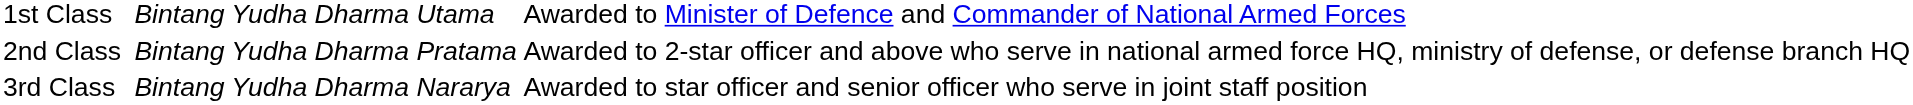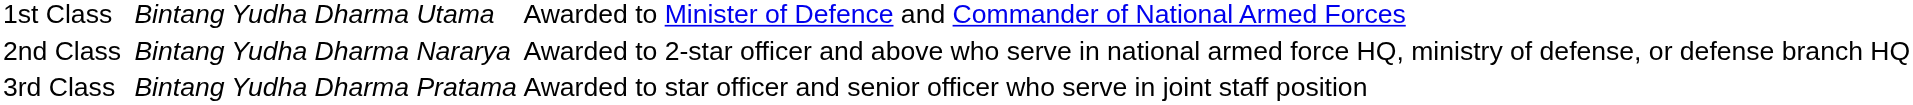(326, 51) Bintang Yudha Dharma Pratama -> (323, 51) Bintang Yudha Dharma Nararya
(323, 87) Bintang Yudha Dharma Nararya -> (326, 87) Bintang Yudha Dharma Pratama
